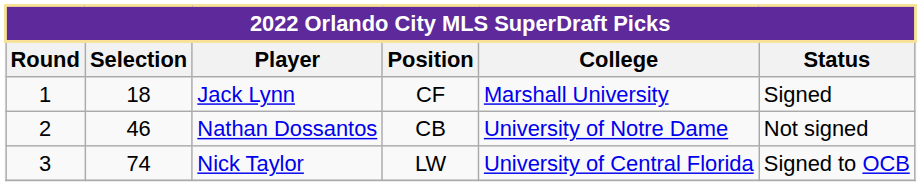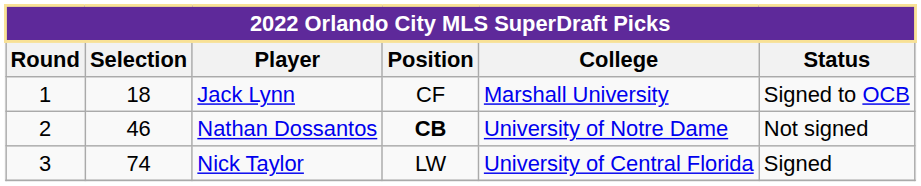(798, 94) Signed -> (837, 94) Signed to OCB
(431, 129) normal -> (431, 129) bold
(837, 164) Signed to OCB -> (798, 164) Signed
